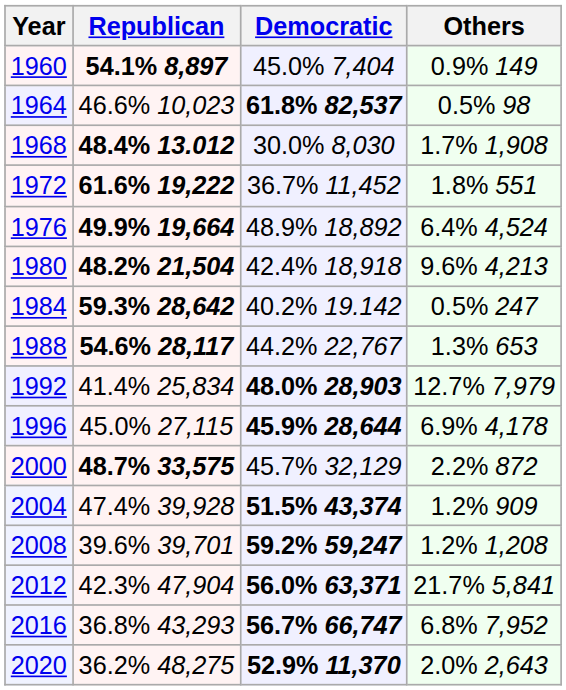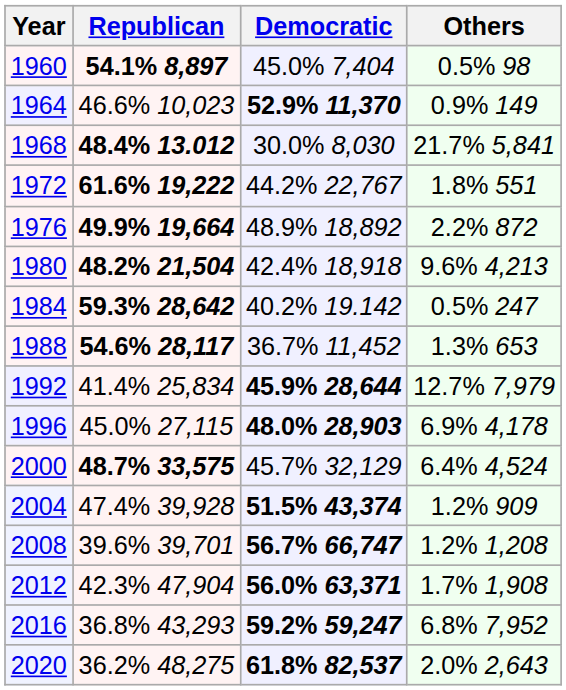(484, 66) 0.9% 149 -> (484, 66) 0.5% 98
(324, 106) 61.8% 82,537 -> (324, 106) 52.9% 11,370
(484, 106) 0.5% 98 -> (484, 106) 0.9% 149
(484, 146) 1.7% 1,908 -> (484, 146) 21.7% 5,841
(324, 186) 36.7% 11,452 -> (324, 186) 44.2% 22,767
(484, 226) 6.4% 4,524 -> (484, 226) 2.2% 872
(324, 346) 44.2% 22,767 -> (324, 346) 36.7% 11,452
(324, 386) 48.0% 28,903 -> (324, 386) 45.9% 28,644
(324, 425) 45.9% 28,644 -> (324, 425) 48.0% 28,903
(484, 465) 2.2% 872 -> (484, 465) 6.4% 4,524
(324, 545) 59.2% 59,247 -> (324, 545) 56.7% 66,747
(484, 585) 21.7% 5,841 -> (484, 585) 1.7% 1,908
(324, 625) 56.7% 66,747 -> (324, 625) 59.2% 59,247
(324, 665) 52.9% 11,370 -> (324, 665) 61.8% 82,537
